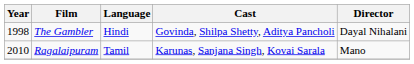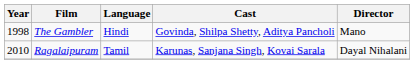(373, 32) Dayal Nihalani -> (353, 32) Mano
(353, 50) Mano -> (373, 50) Dayal Nihalani
